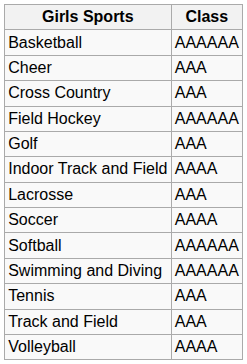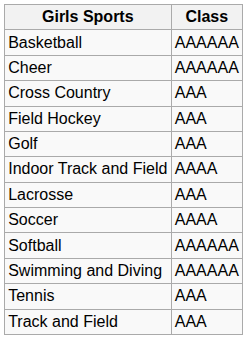(191, 67) AAA -> (207, 67) AAAAAA
(207, 118) AAAAAA -> (191, 118) AAA
- row: (42, 347)
